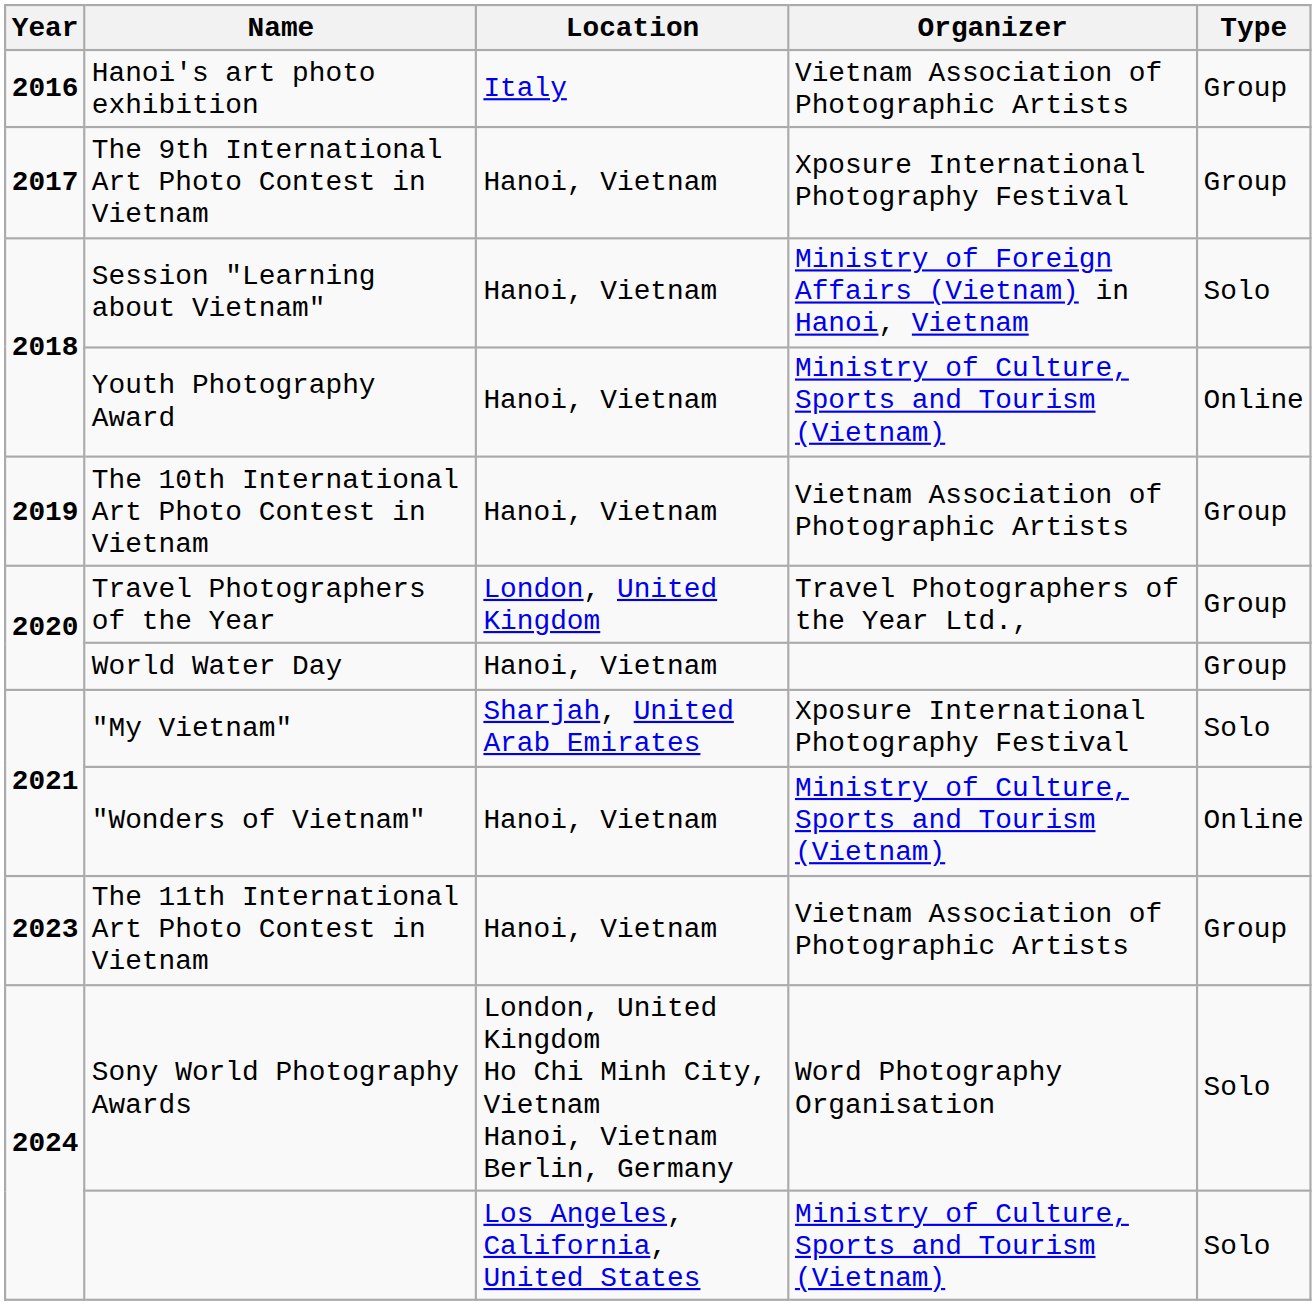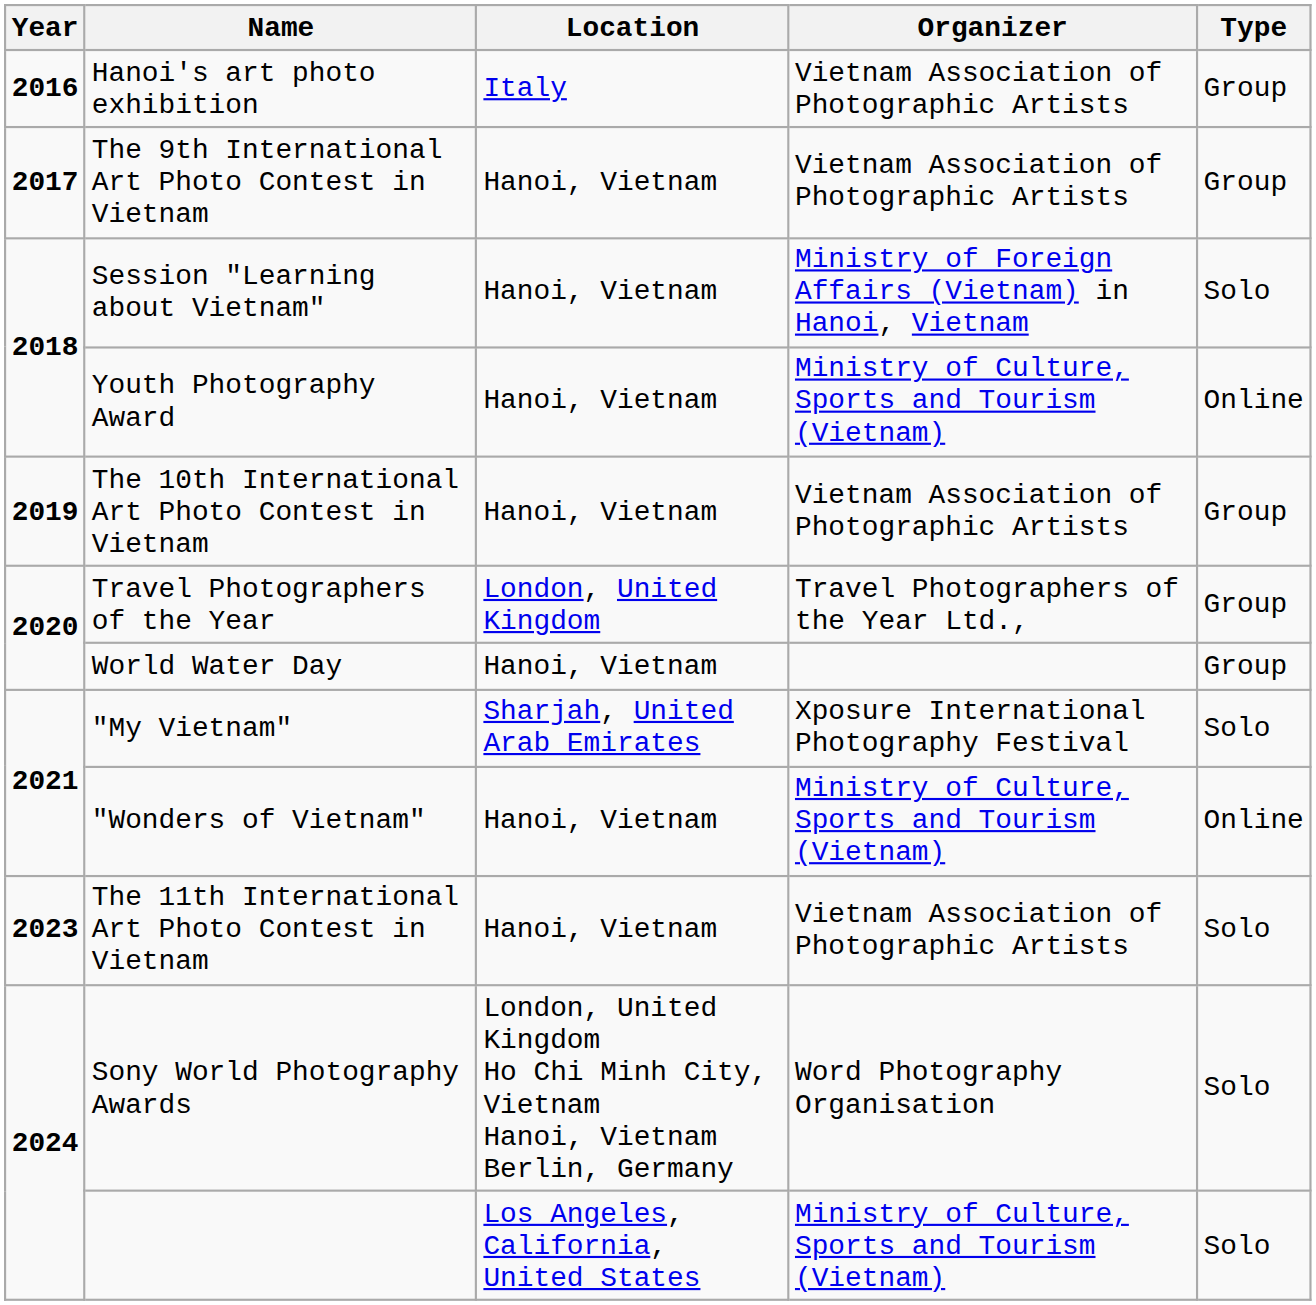(970, 183) Xposure International Photography Festival -> (979, 183) Vietnam Association of Photographic Artists
(1245, 931) Group -> (1237, 931) Solo
